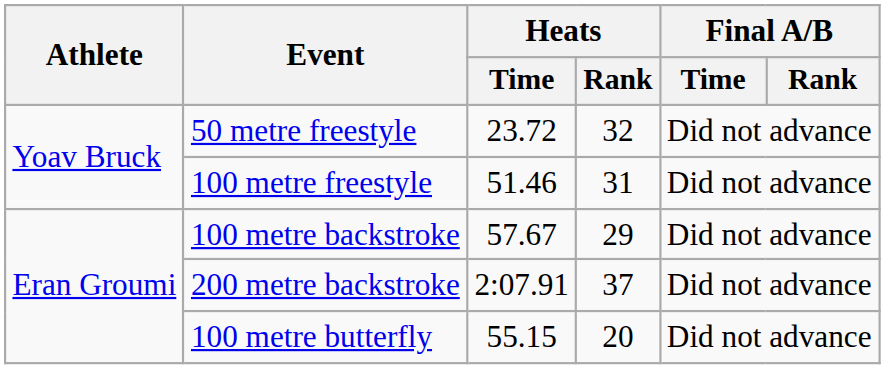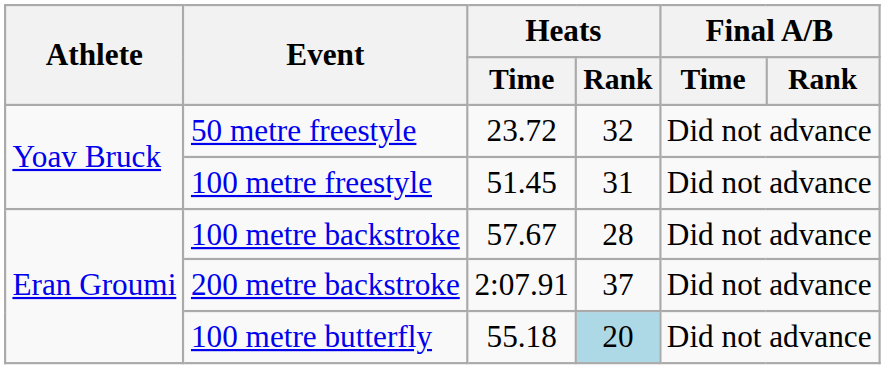(522, 182) 51.46 -> (522, 182) 51.45
(618, 234) 29 -> (618, 234) 28
(522, 337) 55.15 -> (522, 337) 55.18
(618, 337) no background -> (618, 337) lightblue background
